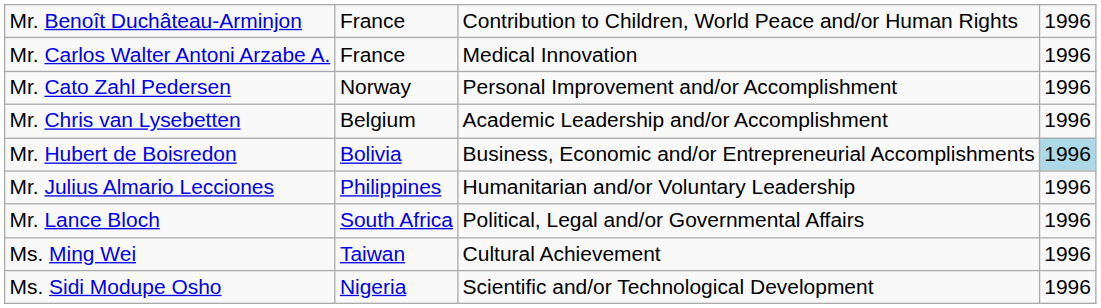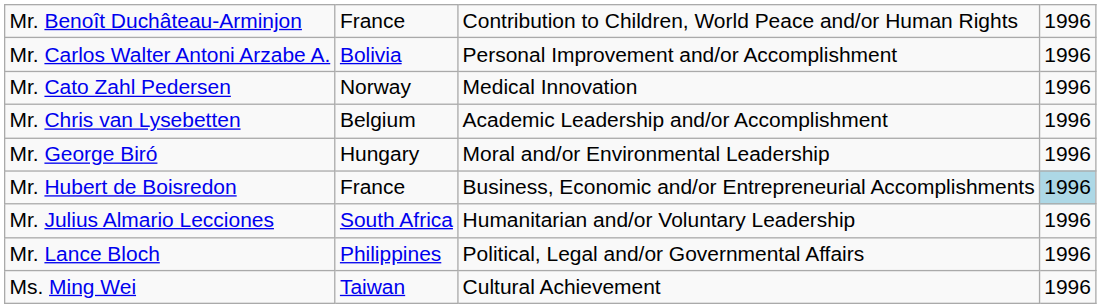(373, 54) France -> (371, 54) Bolivia
(550, 54) Medical Innovation -> (680, 54) Personal Improvement and/or Accomplishment
(680, 87) Personal Improvement and/or Accomplishment -> (550, 87) Medical Innovation
+ row: (83, 154)
(371, 154) Bolivia -> (373, 187) France
(391, 187) Philippines -> (396, 220) South Africa
(396, 220) South Africa -> (391, 253) Philippines
- row: (116, 287)
